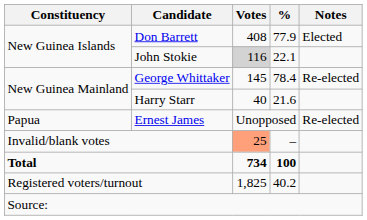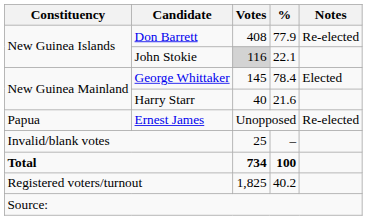(322, 36) Elected -> (331, 36) Re-elected
(331, 78) Re-elected -> (322, 78) Elected
(260, 141) lightsalmon background -> (260, 141) no background
